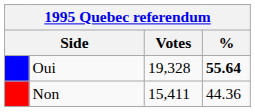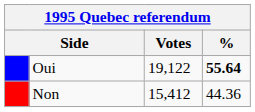(169, 68) 19,328 -> (169, 68) 19,122
(169, 94) 15,411 -> (169, 94) 15,412
